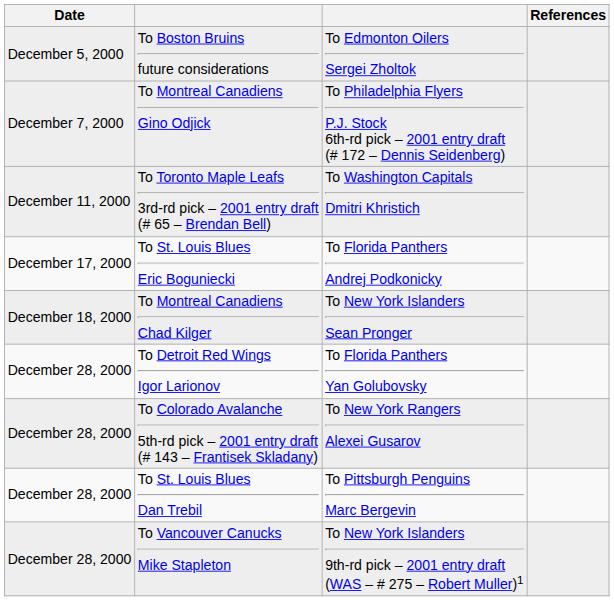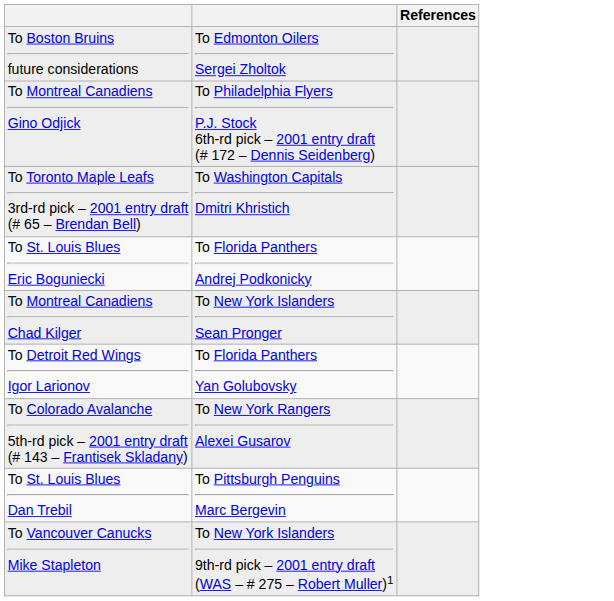- column: (70, 15)
